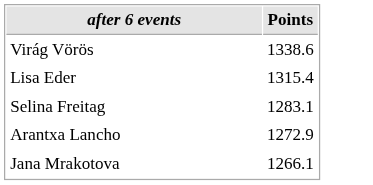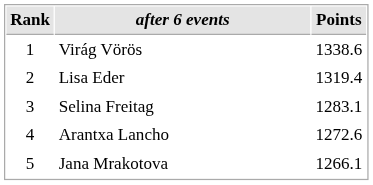+ column: (30, 19)
(290, 78) 1315.4 -> (339, 78) 1319.4
(290, 135) 1272.9 -> (339, 135) 1272.6
